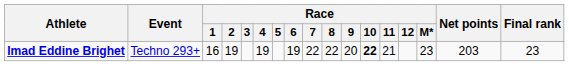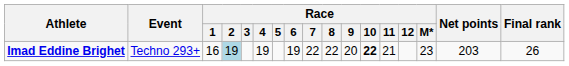(232, 52) no background -> (232, 52) lightblue background
(532, 52) 23 -> (532, 52) 26
